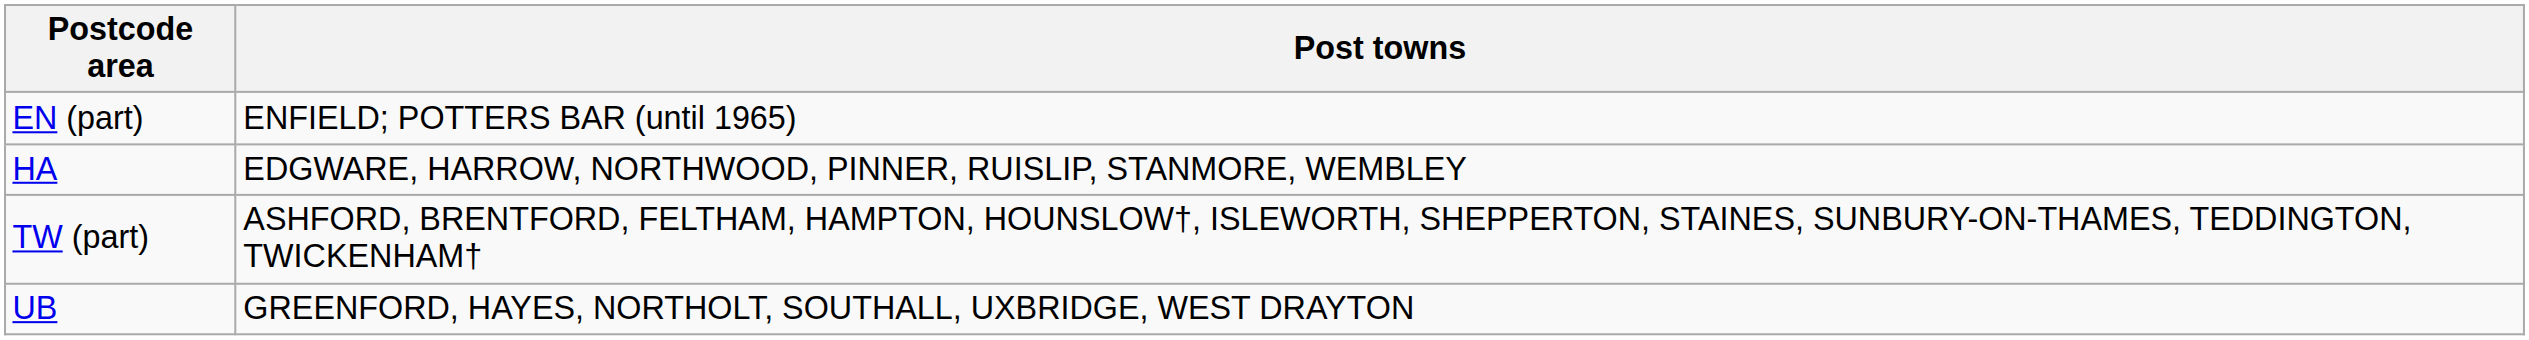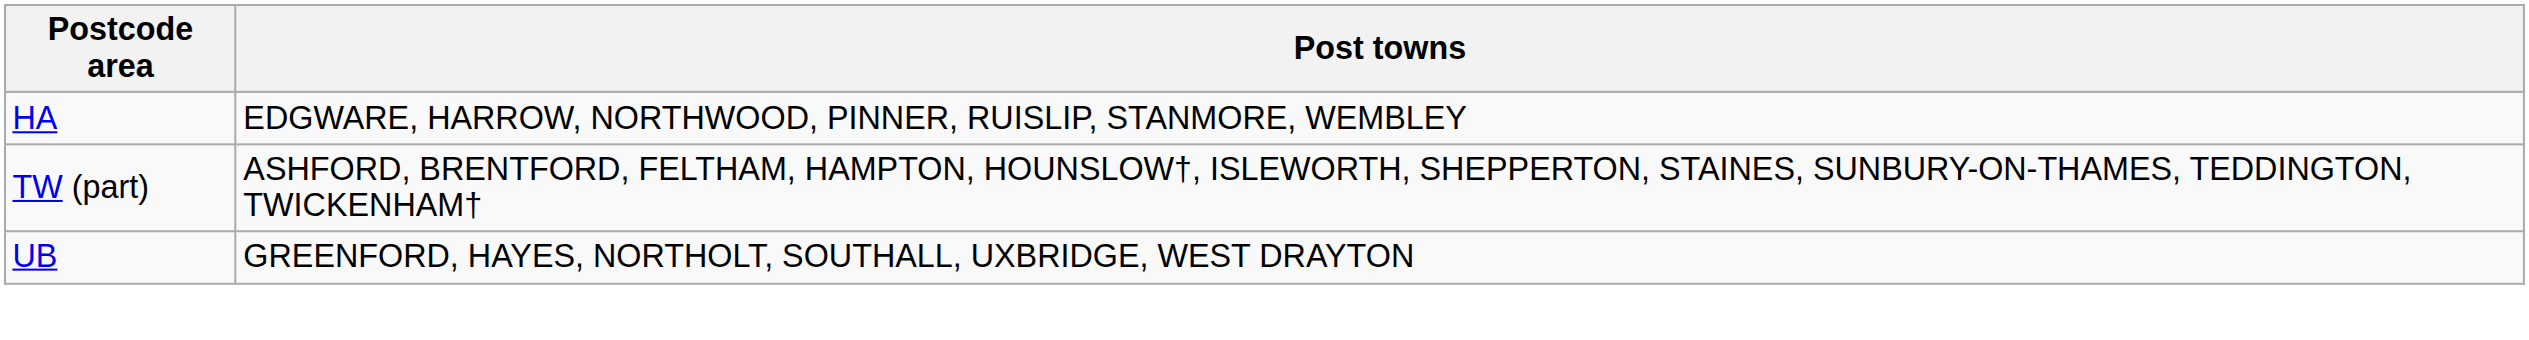- row: (78, 117)
